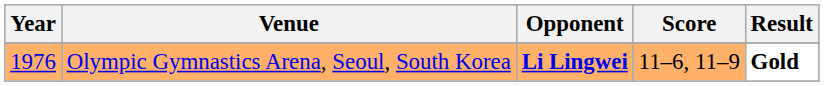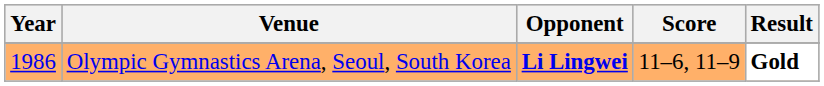(33, 61) 1976 -> (33, 61) 1986
